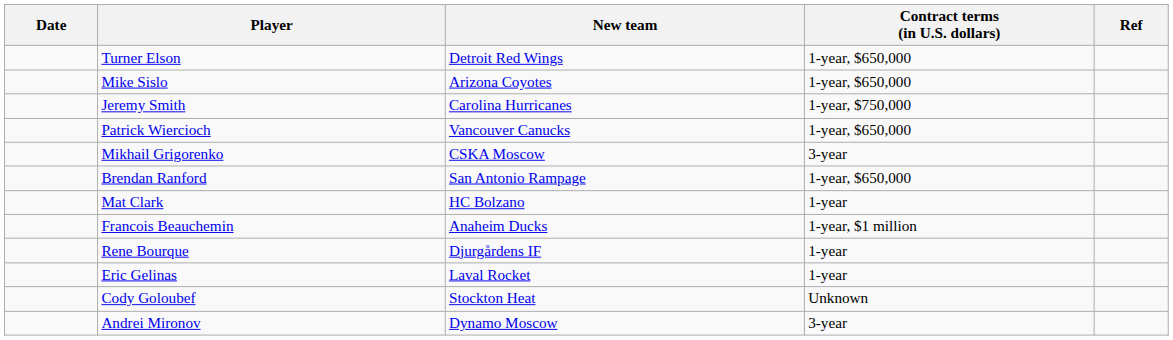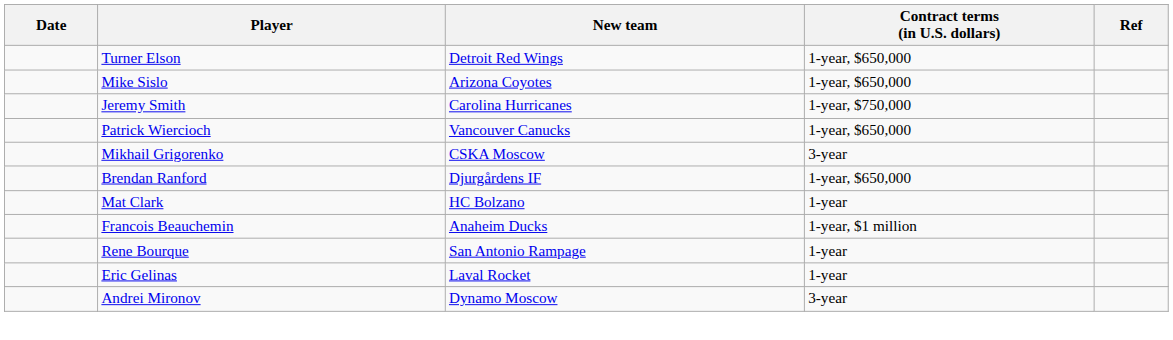(517, 178) San Antonio Rampage -> (495, 178) Djurgårdens IF
(495, 250) Djurgårdens IF -> (517, 250) San Antonio Rampage
- row: (148, 298)
